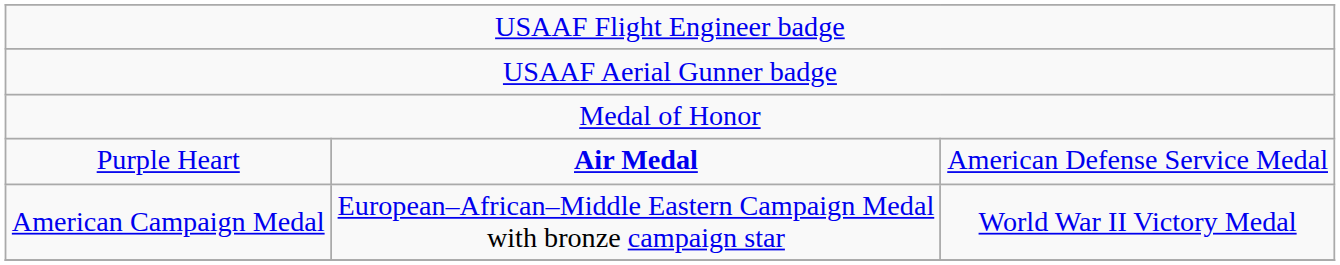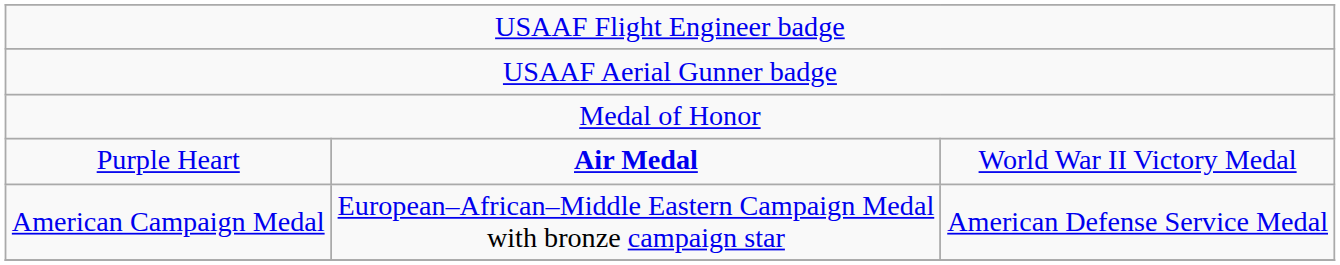(1138, 160) American Defense Service Medal -> (1138, 160) World War II Victory Medal
(1138, 221) World War II Victory Medal -> (1138, 221) American Defense Service Medal
